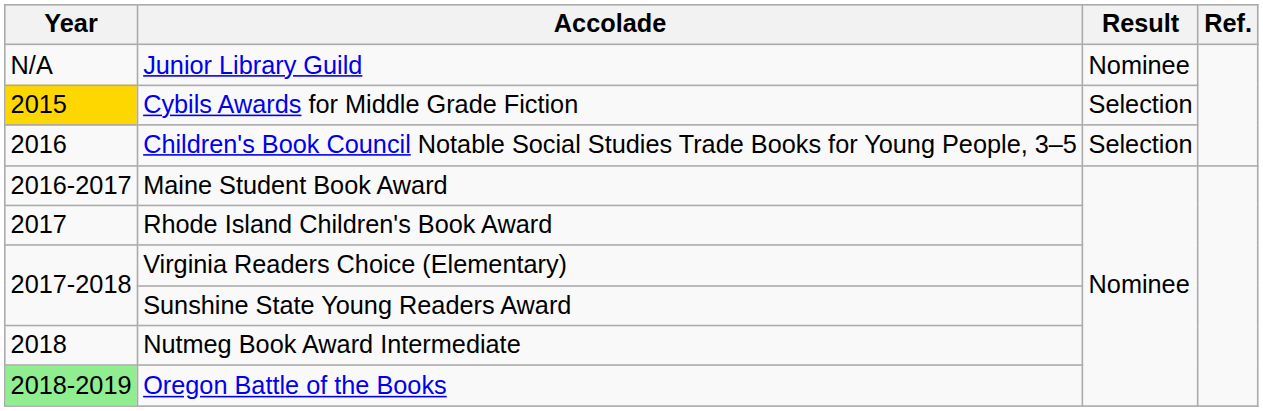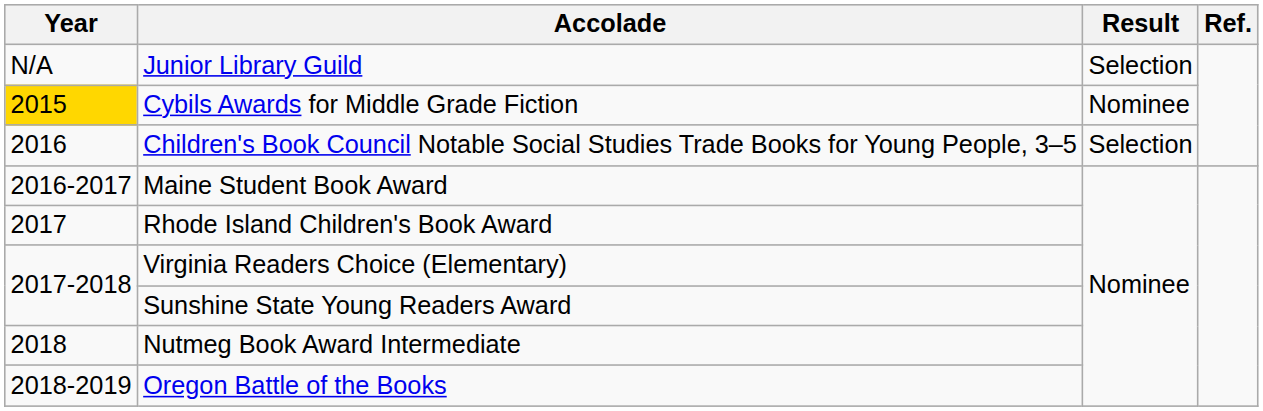(1139, 64) Nominee -> (1141, 64) Selection
(1141, 104) Selection -> (1139, 104) Nominee
(71, 385) lightgreen background -> (71, 385) no background
